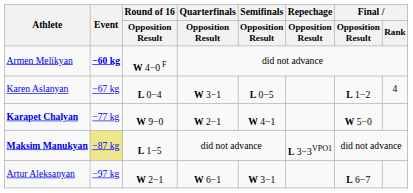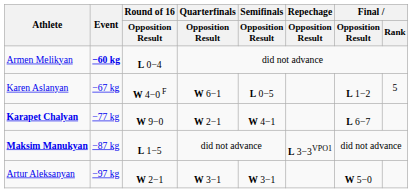(150, 67) W 4−0 F -> (150, 65) L 0−4
(150, 95) L 0−4 -> (150, 94) W 4−0 F
(208, 95) W 3−1 -> (208, 94) W 6−1
(395, 90) 4 -> (395, 88) 5
(358, 123) W 5−0 -> (358, 123) L 6−7
(106, 145) khaki background -> (106, 145) no background
(208, 180) W 6−1 -> (208, 180) W 3−1
(358, 180) L 6−7 -> (358, 180) W 5−0
